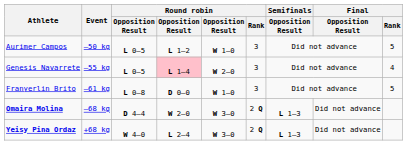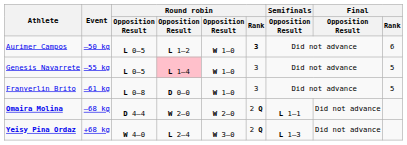(256, 46) normal -> (256, 46) bold
(392, 46) 5 -> (392, 46) 6
(224, 71) W 2–0 -> (224, 71) W 1–0
(392, 67) 4 -> (392, 67) 5
(224, 113) W 3–0 -> (224, 113) W 2–0
(290, 113) L 1–3 -> (290, 113) L 1–1
